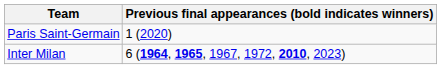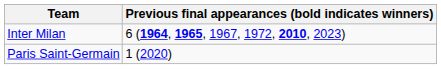rows swapped: (63, 34) <-> (36, 53)
